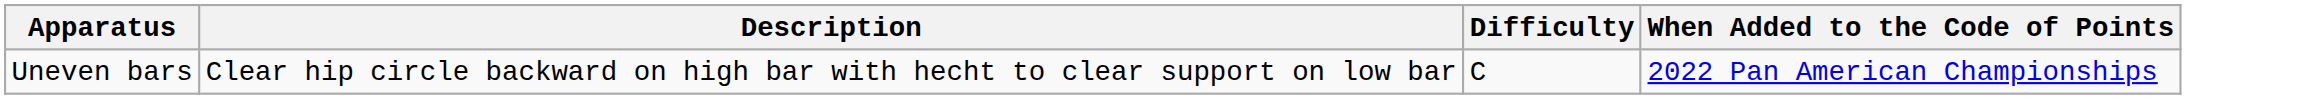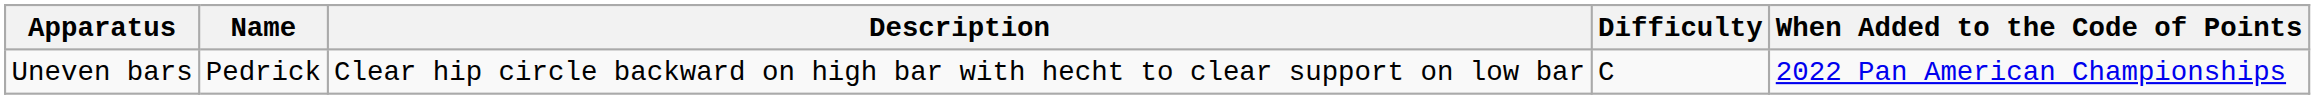+ column: (263, 27)
